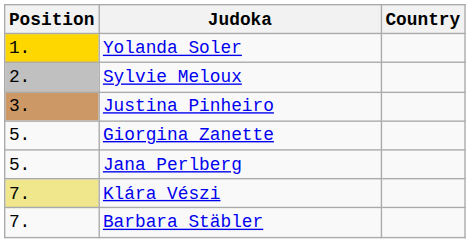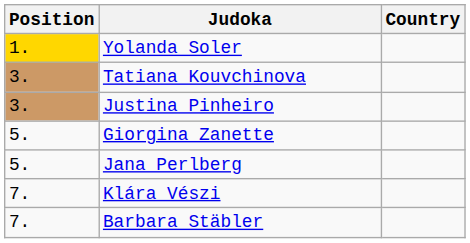- row: (172, 77)
+ row: (204, 77)
(20, 193) khaki background -> (20, 193) no background
